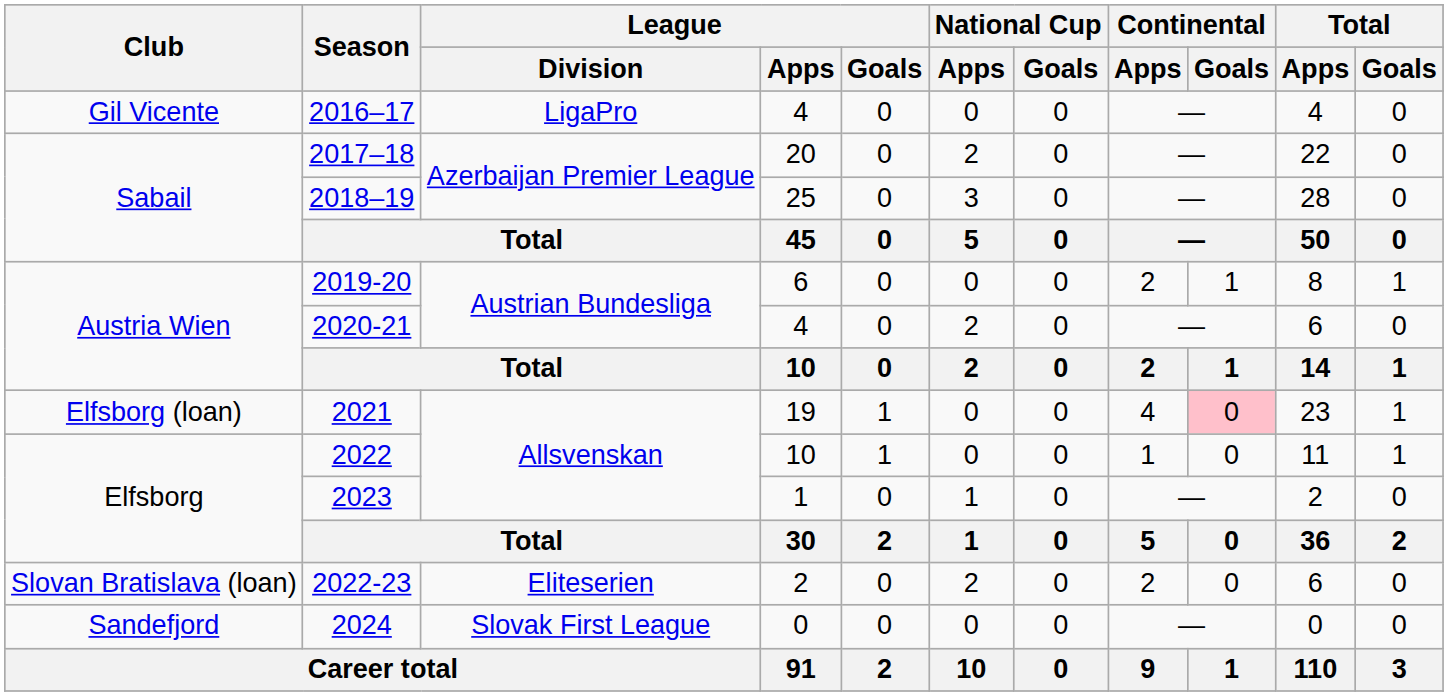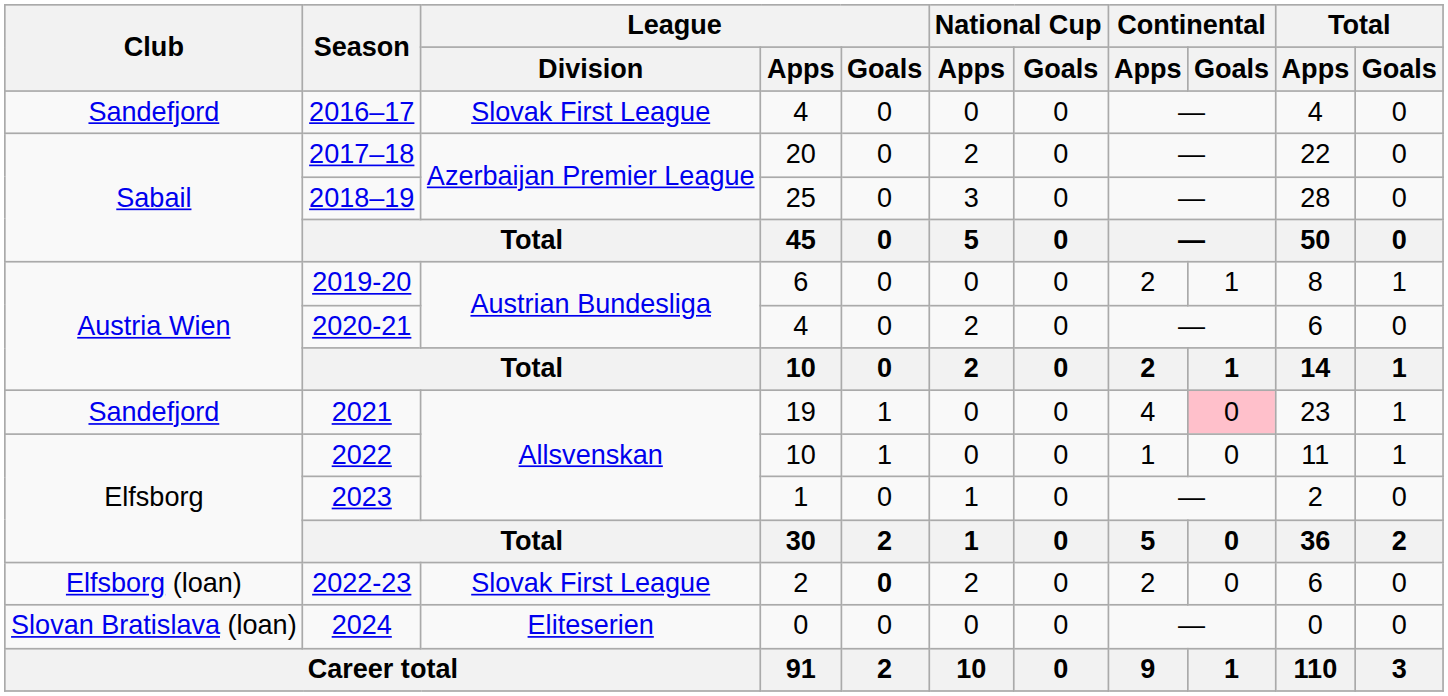(154, 111) Gil Vicente -> (154, 111) Sandefjord
(591, 111) LigaPro -> (591, 111) Slovak First League
(154, 411) Elfsborg (loan) -> (154, 411) Sandefjord
(154, 583) Slovan Bratislava (loan) -> (154, 583) Elfsborg (loan)
(591, 583) Eliteserien -> (591, 583) Slovak First League
(885, 583) normal -> (885, 583) bold
(154, 626) Sandefjord -> (154, 626) Slovan Bratislava (loan)
(591, 626) Slovak First League -> (591, 626) Eliteserien
